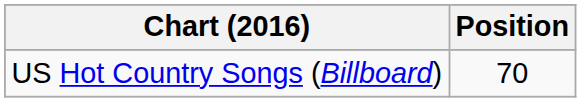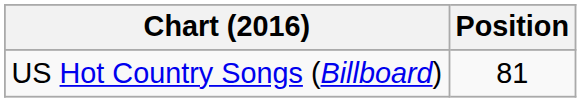(512, 73) 70 -> (512, 73) 81
